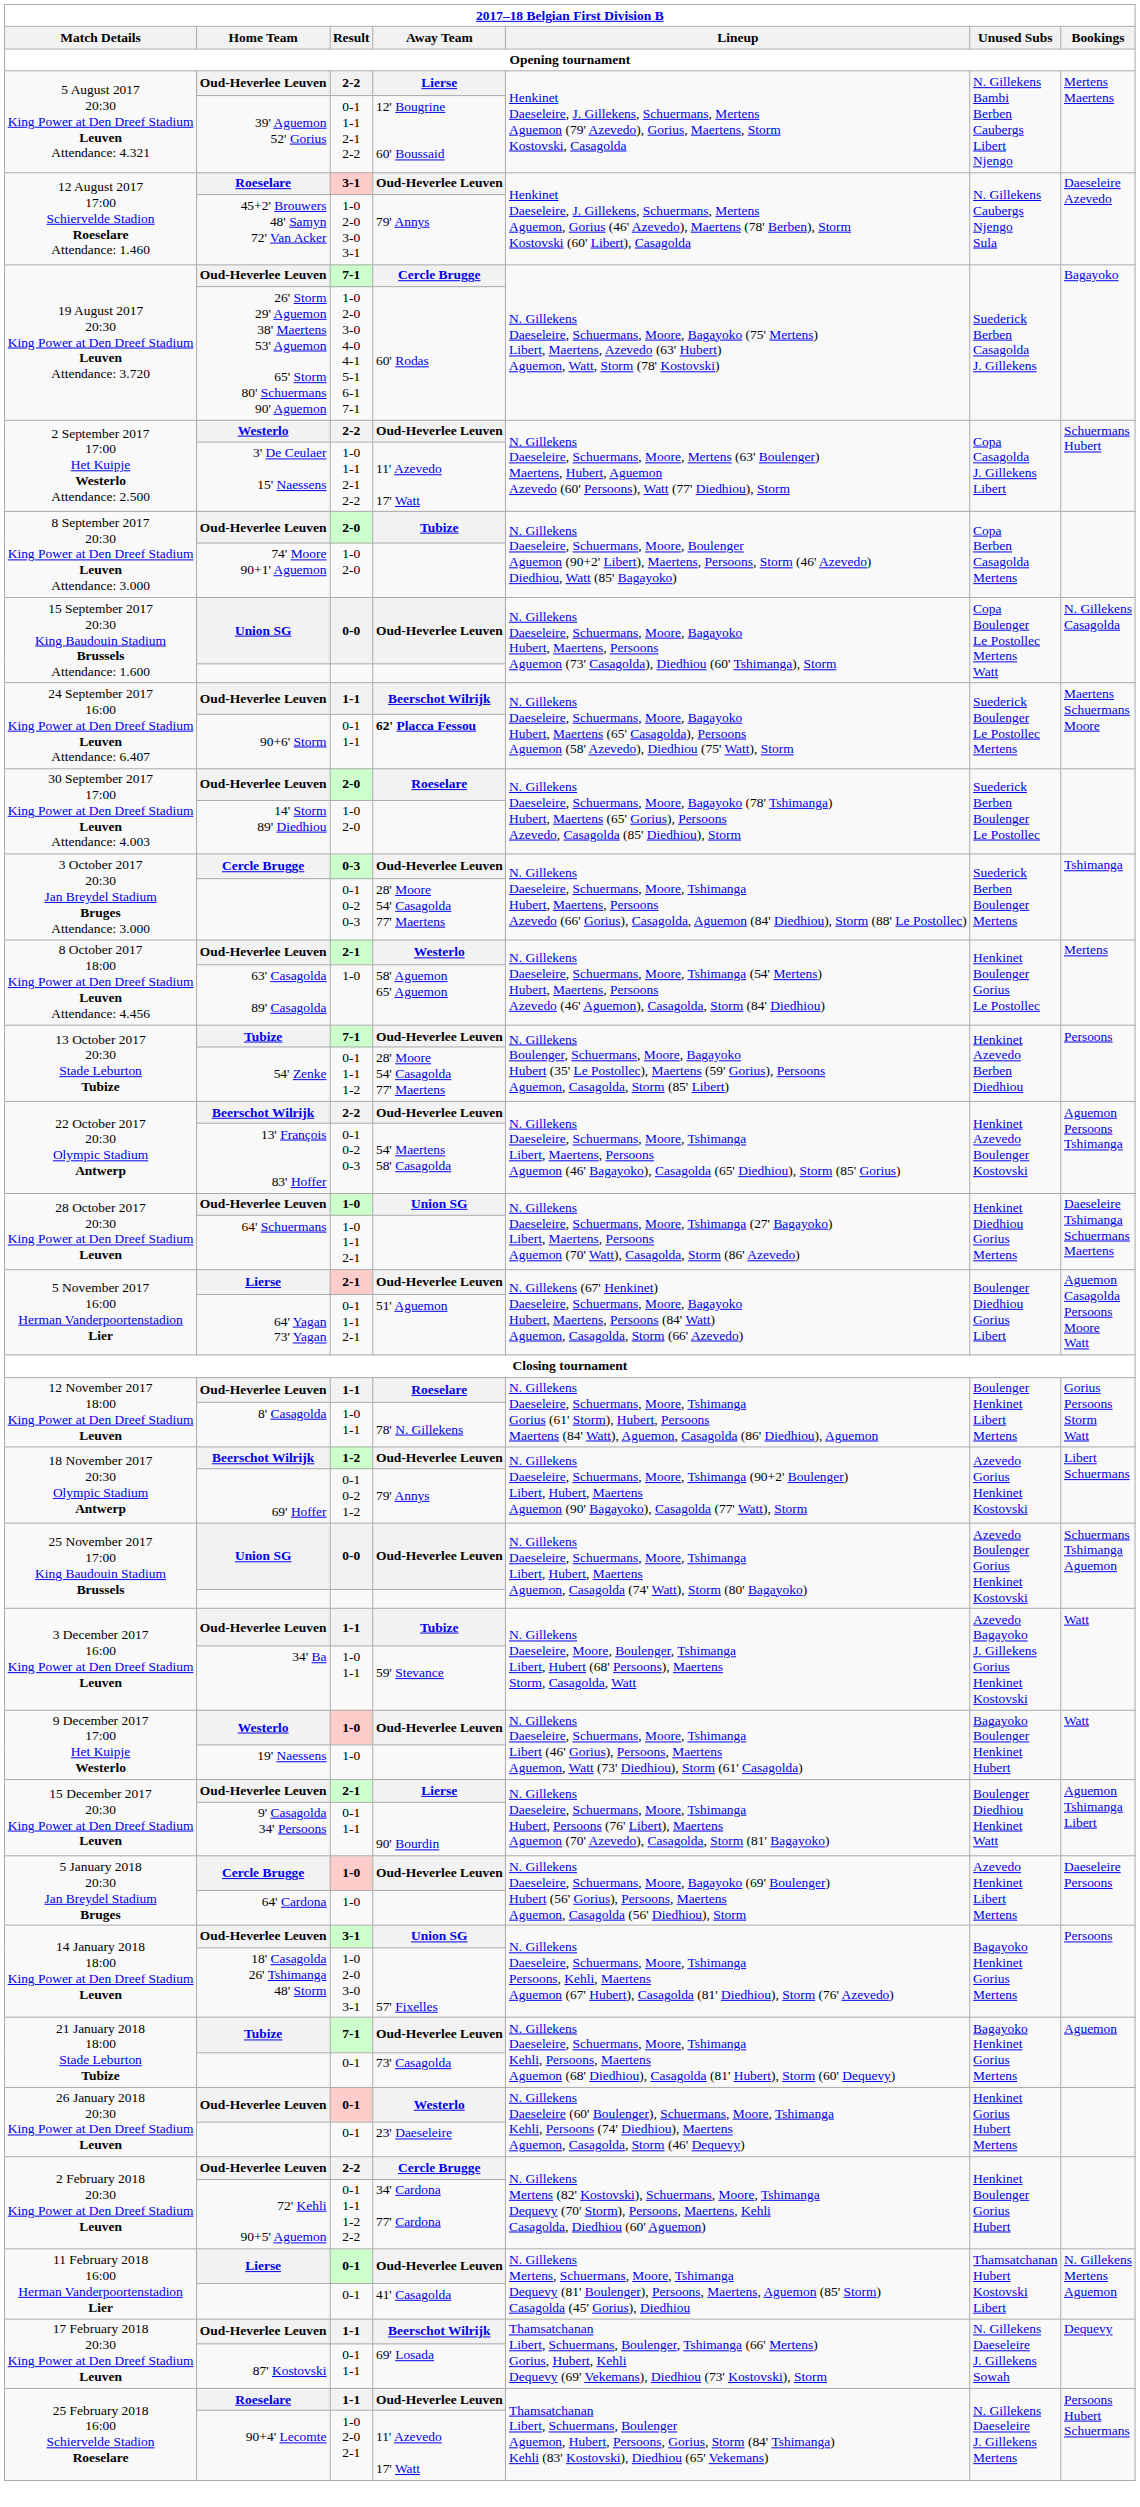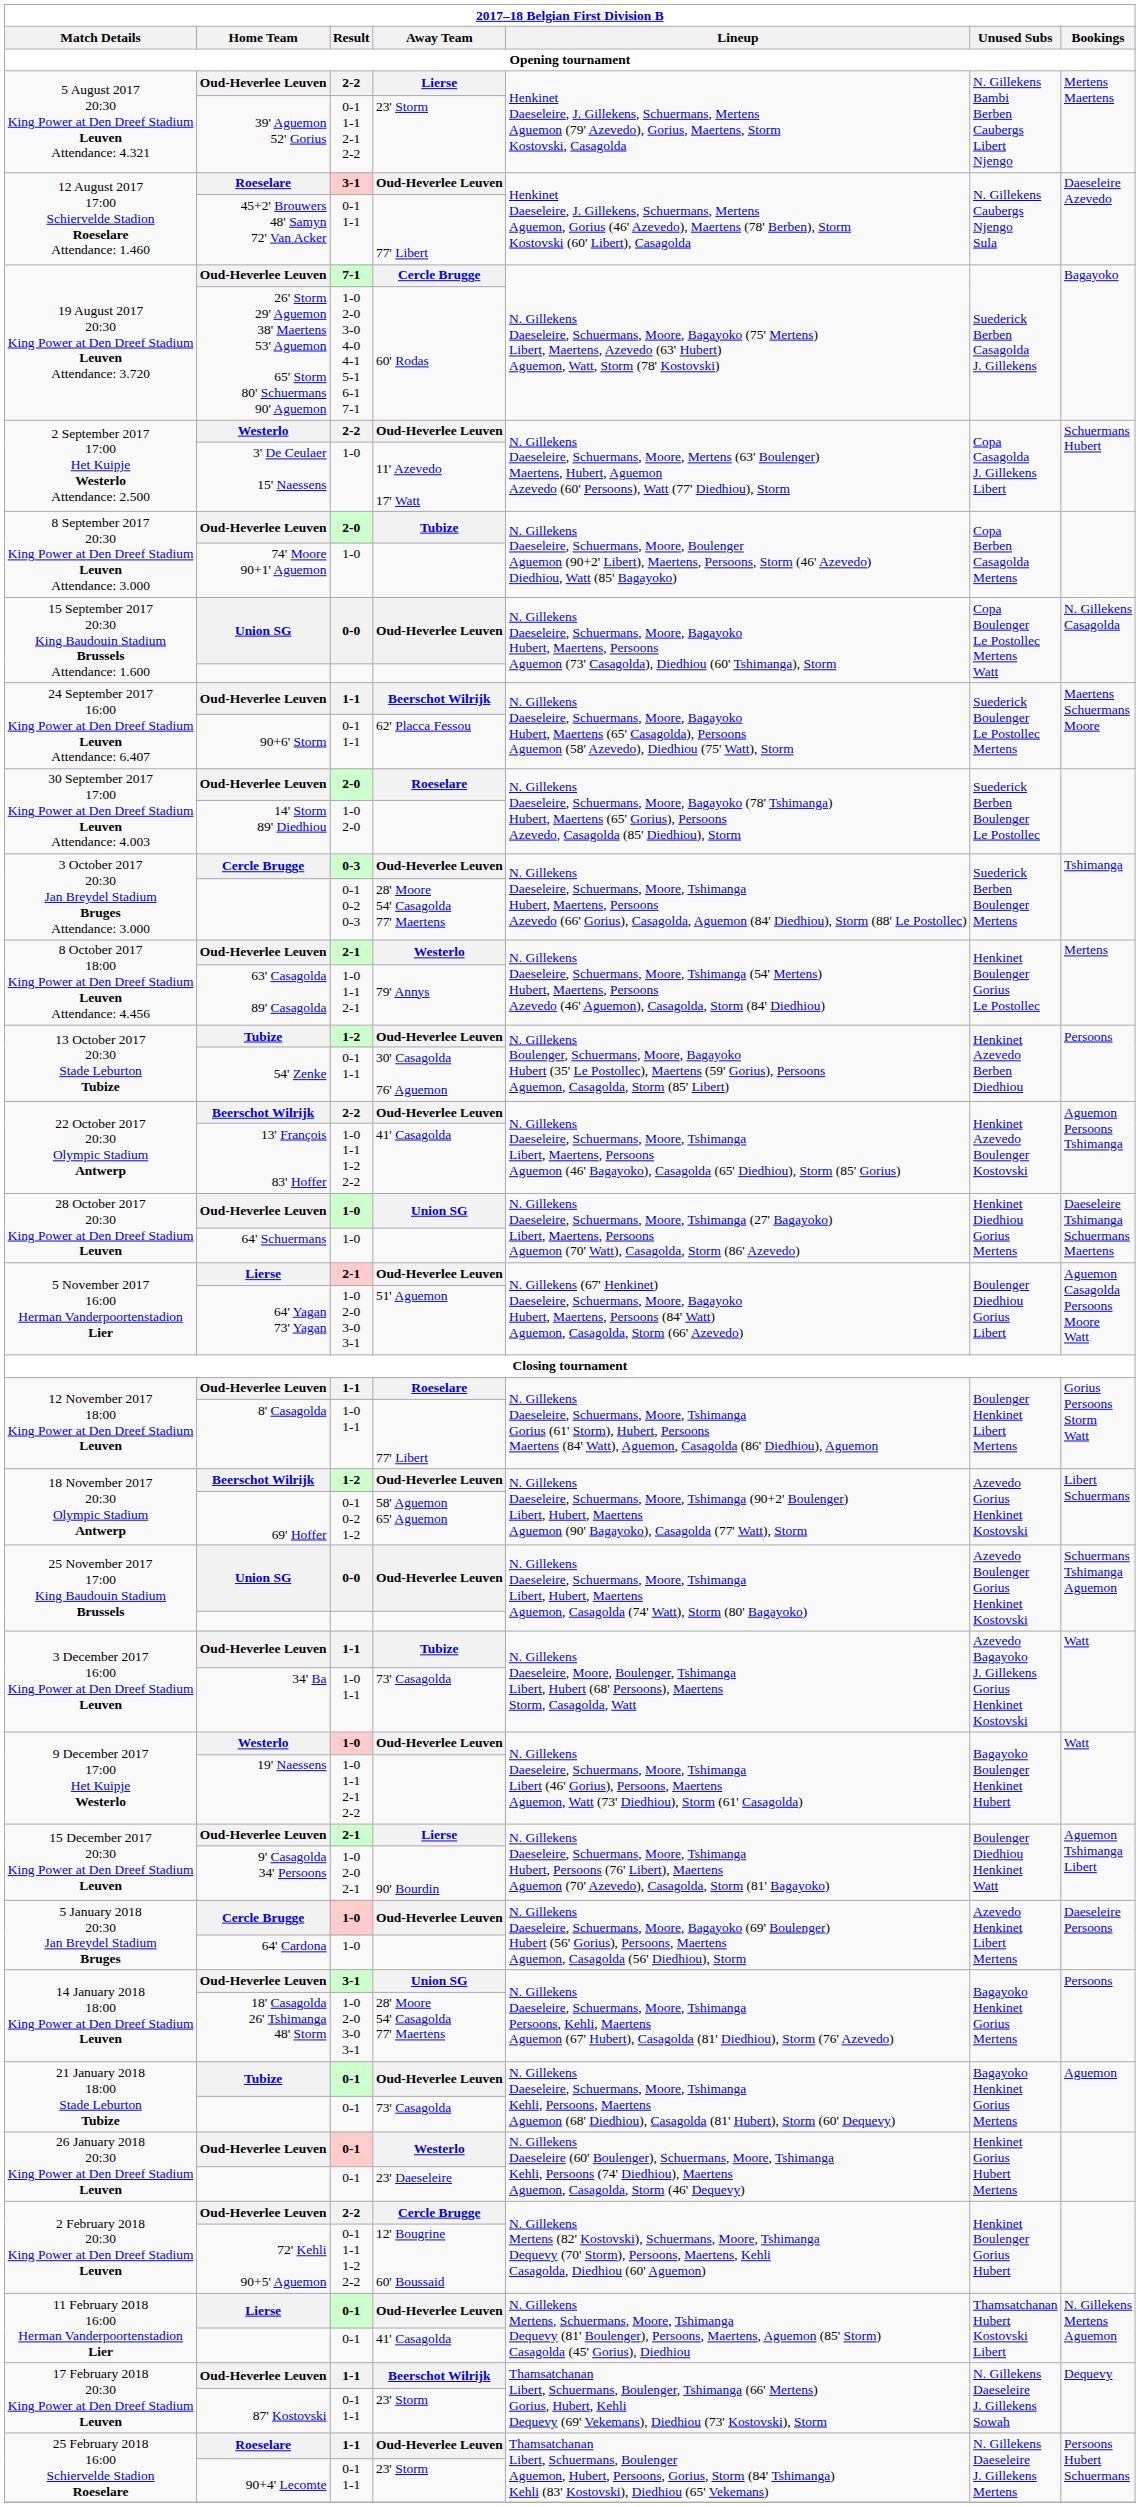(411, 130) 12' Bougrine 60' Boussaid -> (402, 106) 23' Storm
(351, 229) 1-0 2-0 3-0 3-1 -> (351, 213) 0-1 1-1
(403, 221) 79' Annys -> (402, 252) 77' Libert
(351, 476) 1-0 1-1 2-1 2-2 -> (351, 452) 1-0
(351, 561) 1-0 2-0 -> (351, 553) 1-0
(426, 725) bold -> (423, 725) normal
(351, 975) 1-0 -> (351, 991) 1-0 1-1 2-1
(412, 983) 58' Aguemon 65' Aguemon -> (403, 991) 79' Annys
(351, 1035) 7-1 -> (351, 1035) 1-2
(351, 1073) 0-1 1-1 1-2 -> (351, 1066) 0-1 1-1
(414, 1073) 28' Moore 54' Casagolda 77' Maertens -> (414, 1073) 30' Casagolda 76' Aguemon
(351, 1150) 0-1 0-2 0-3 -> (351, 1157) 1-0 1-1 1-2 2-2
(414, 1157) 54' Maertens 58' Casagolda -> (414, 1134) 41' Casagolda
(351, 1241) 1-0 1-1 2-1 -> (351, 1238) 1-0
(351, 1320) 0-1 1-1 2-1 -> (351, 1319) 1-0 2-0 3-0 3-1
(420, 1429) 78' N. Gillekens -> (402, 1457) 77' Libert
(403, 1495) 79' Annys -> (412, 1509) 58' Aguemon 65' Aguemon
(410, 1672) 59' Stevance -> (414, 1678) 73' Casagolda
(351, 1755) 1-0 -> (351, 1788) 1-0 1-1 2-1 2-2
(351, 1820) 0-1 1-1 -> (351, 1872) 1-0 2-0 2-1
(407, 2005) 57' Fixelles -> (414, 2018) 28' Moore 54' Casagolda 77' Maertens
(351, 2034) 7-1 -> (351, 2078) 0-1
(408, 2205) 34' Cardona 77' Cardona -> (411, 2258) 12' Bougrine 60' Boussaid
(405, 2355) 69' Losada -> (402, 2399) 23' Storm
(351, 2437) 1-0 2-0 2-1 -> (351, 2477) 0-1 1-1
(409, 2452) 11' Azevedo 17' Watt -> (402, 2469) 23' Storm
